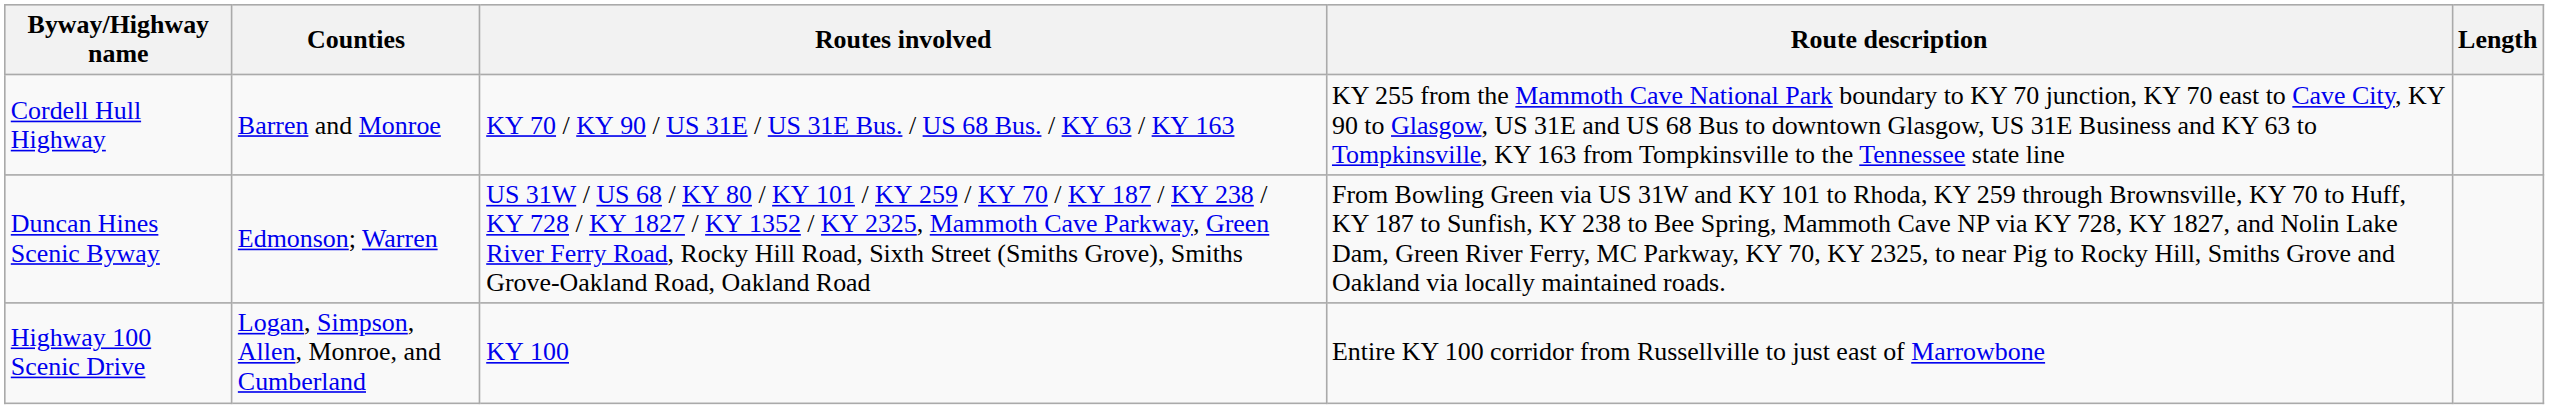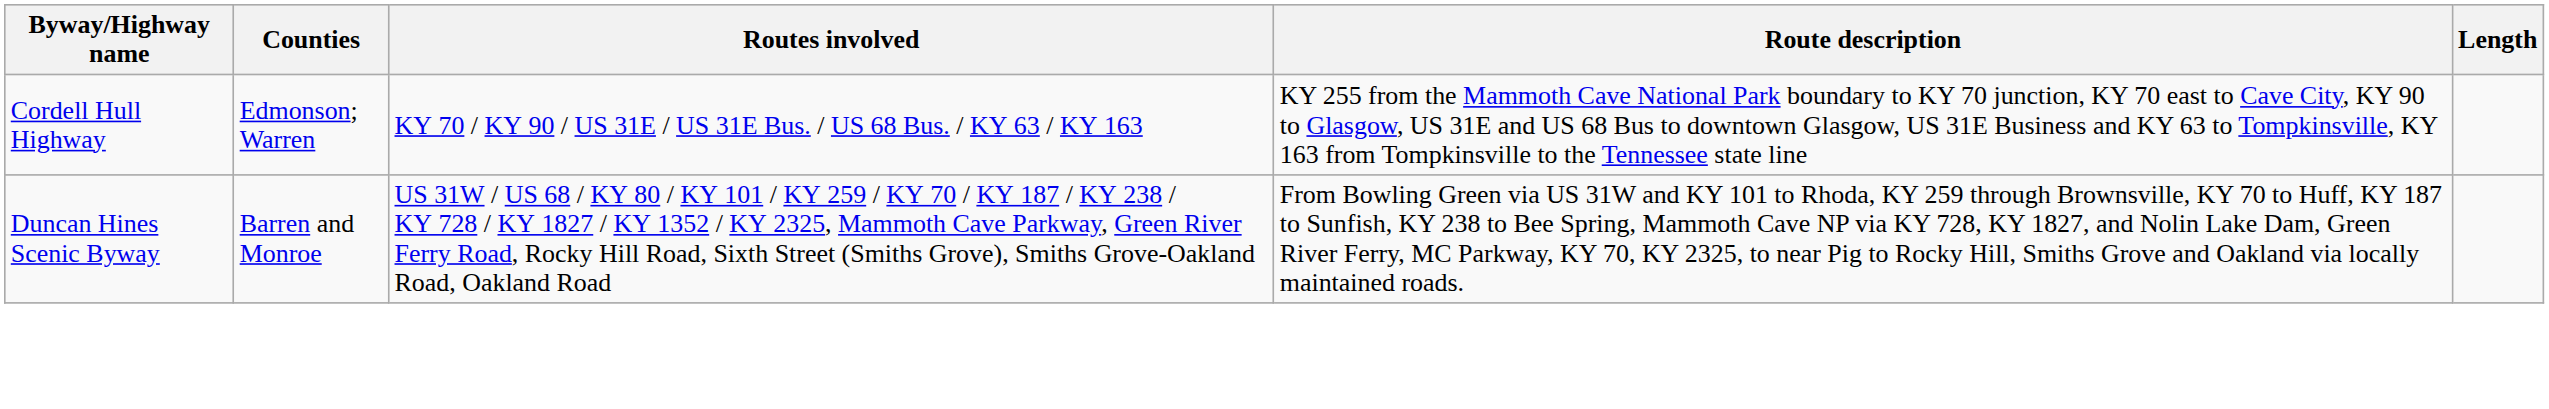(339, 124) Barren and Monroe -> (299, 124) Edmonson; Warren
(338, 238) Edmonson; Warren -> (297, 238) Barren and Monroe
- row: (81, 352)
